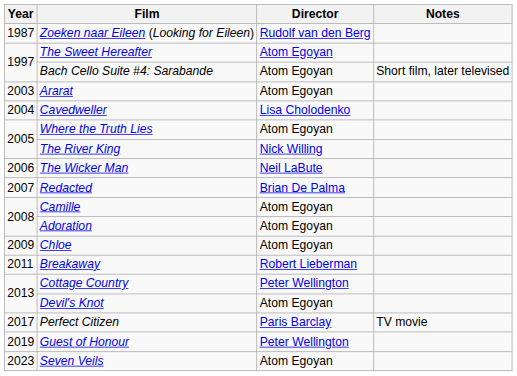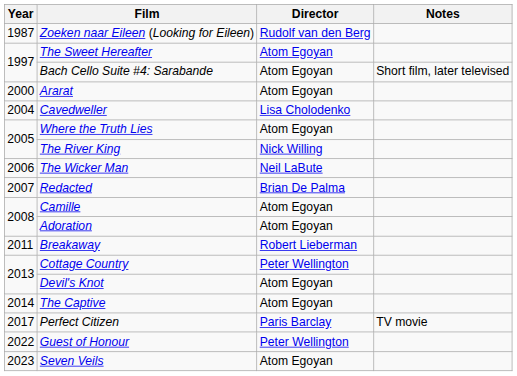(21, 91) 2003 -> (21, 91) 2000
- row: (56, 245)
+ row: (73, 303)
(21, 341) 2019 -> (21, 341) 2022
